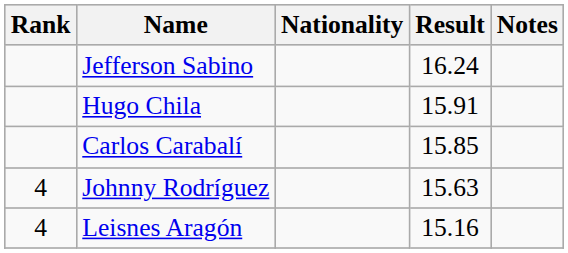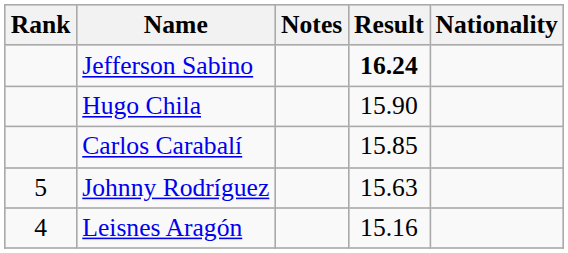columns swapped: (342, 24) <-> (527, 24)
(450, 65) normal -> (389, 65) bold
(450, 106) 15.91 -> (389, 106) 15.90
(41, 187) 4 -> (41, 187) 5
